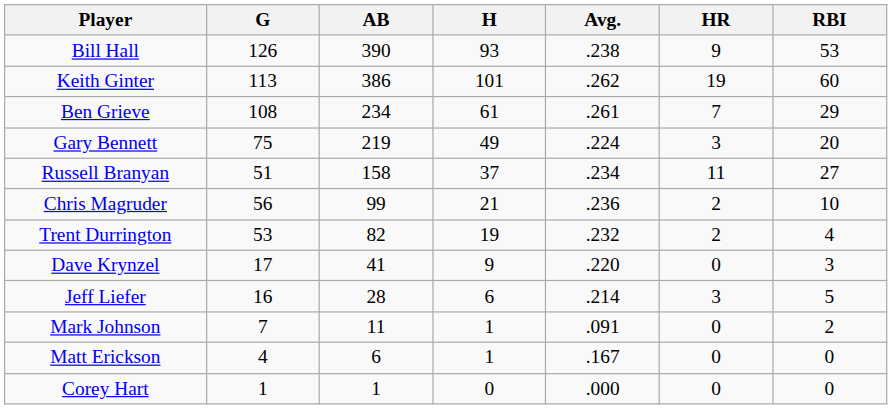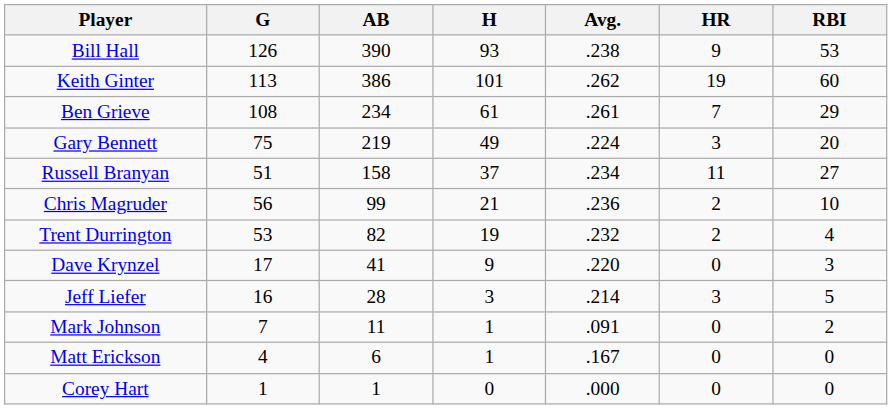(489, 296) 6 -> (489, 296) 3
